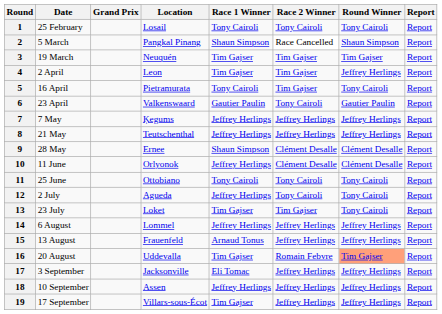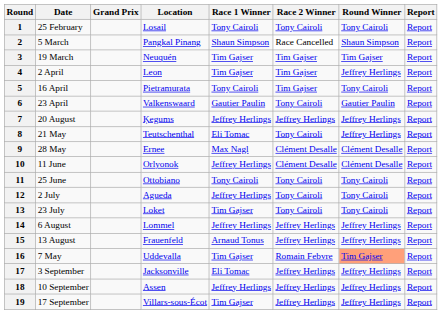(50, 118) 7 May -> (57, 118) 20 August
(241, 133) Jeffrey Herlings -> (230, 133) Eli Tomac
(305, 133) Jeffrey Herlings -> (299, 133) Tony Cairoli
(240, 149) Shaun Simpson -> (230, 149) Max Nagl
(296, 210) Tim Gajser -> (299, 210) Tony Cairoli
(57, 255) 20 August -> (50, 255) 7 May
